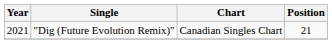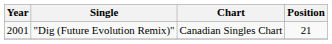(18, 30) 2021 -> (18, 30) 2001
